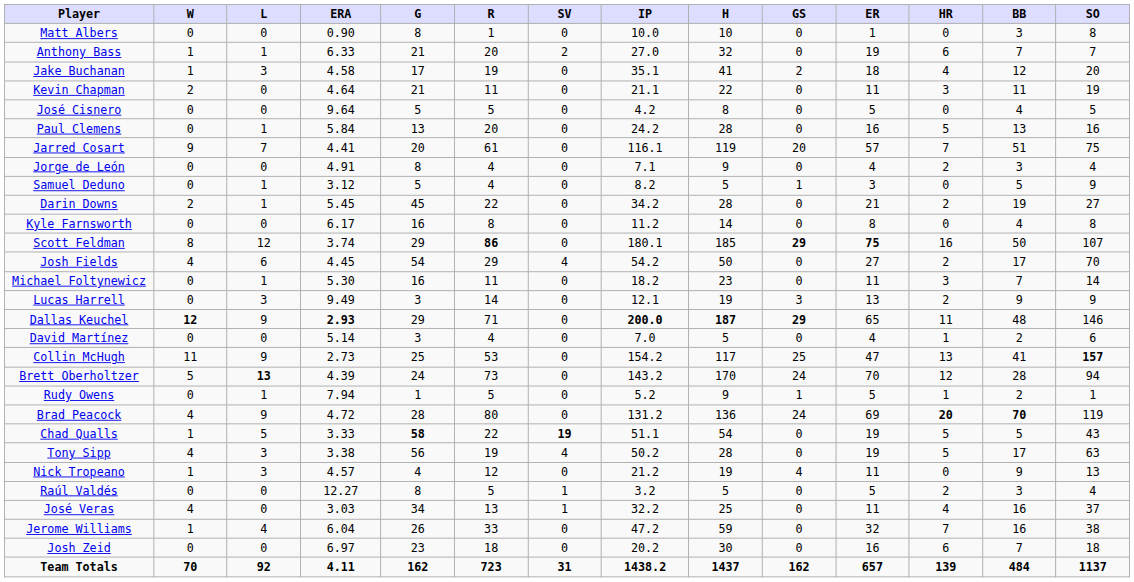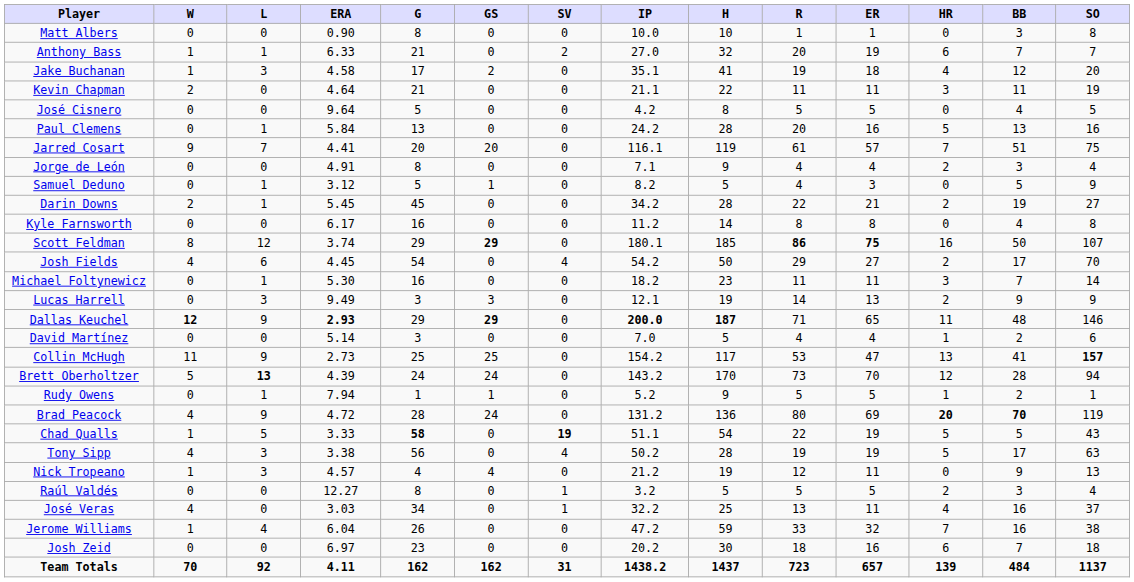columns swapped: (799, 14) <-> (491, 14)
